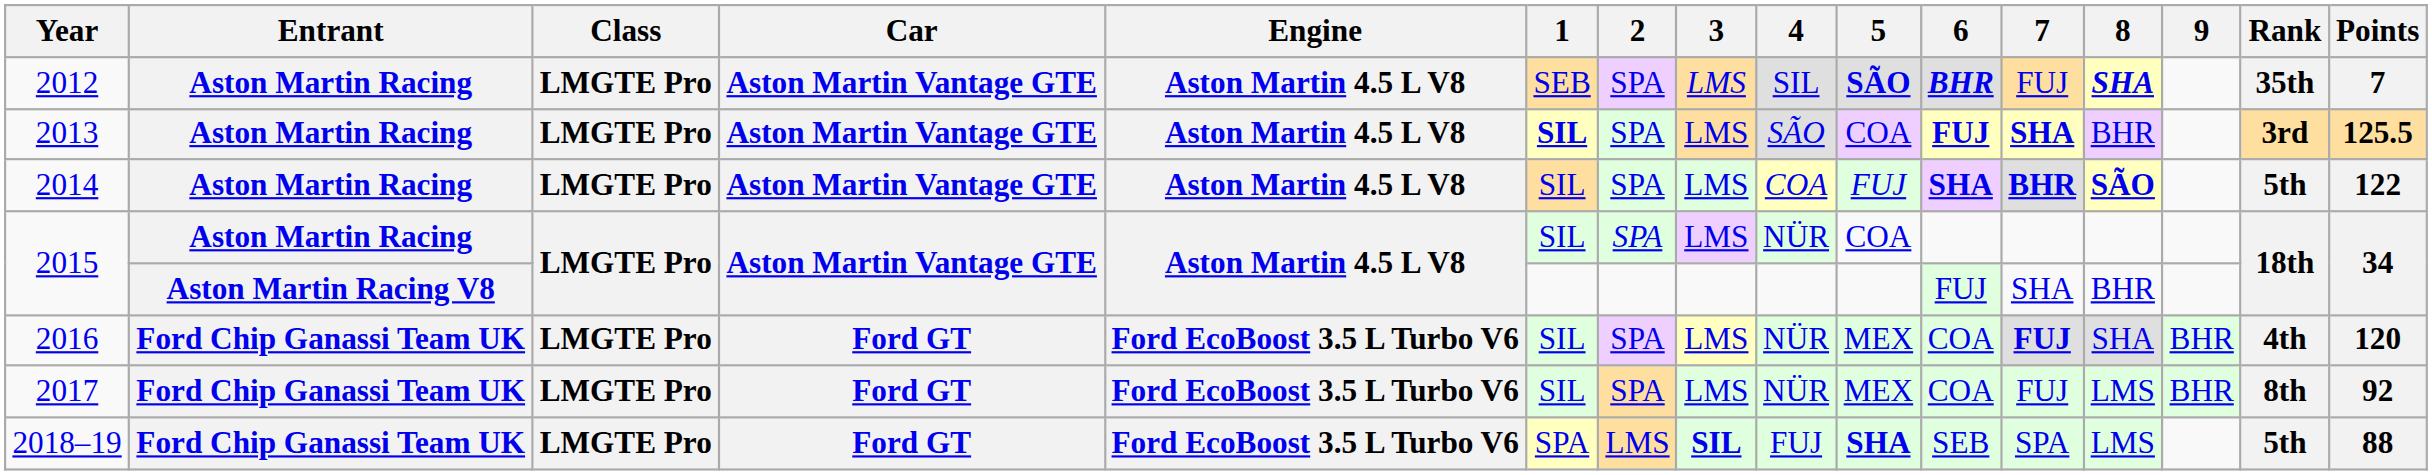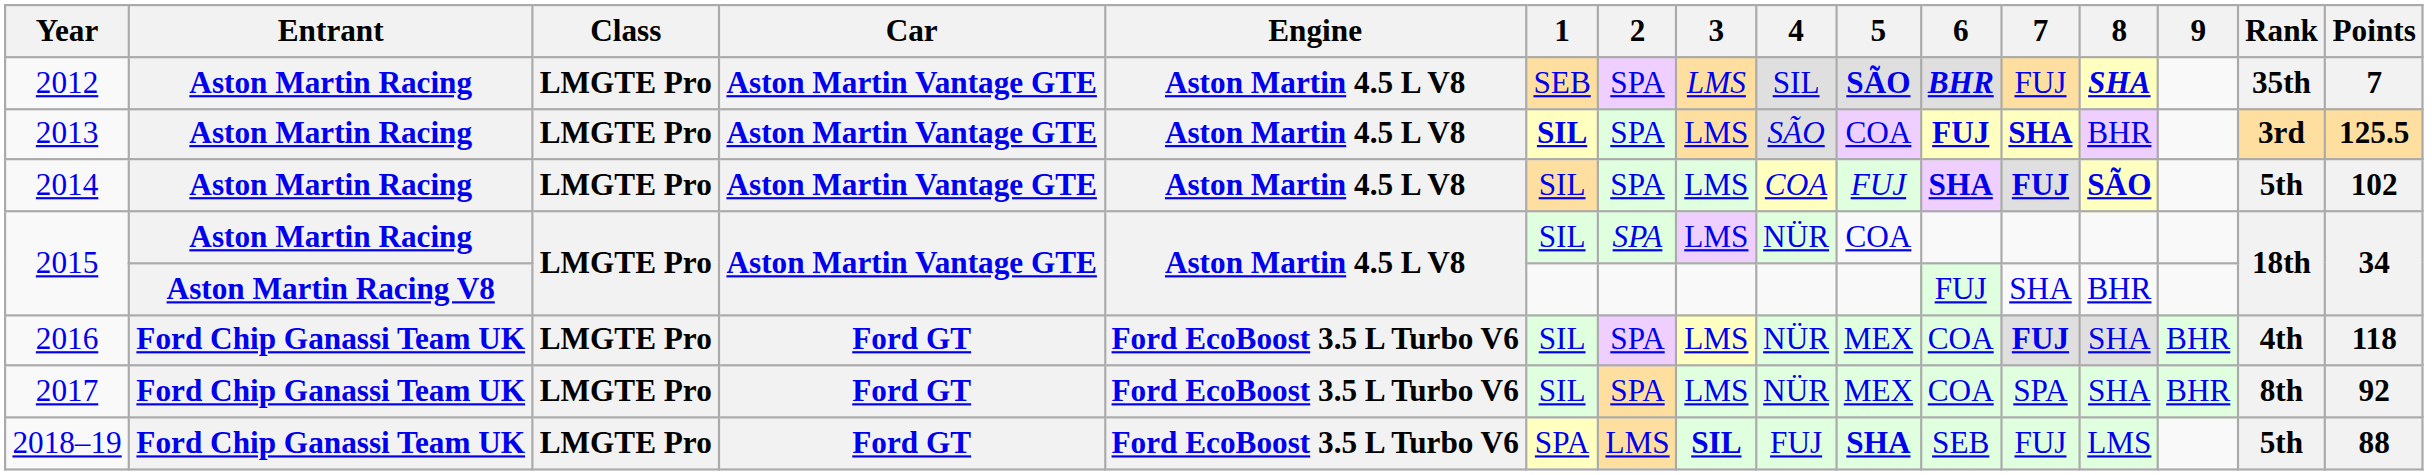(2042, 185) BHR -> (2040, 185) FUJ
(2378, 185) 122 -> (2374, 185) 102
(2378, 339) 120 -> (2374, 339) 118
(2042, 391) FUJ -> (2040, 391) SPA
(2123, 391) LMS -> (2119, 391) SHA
(2042, 442) SPA -> (2040, 442) FUJ
